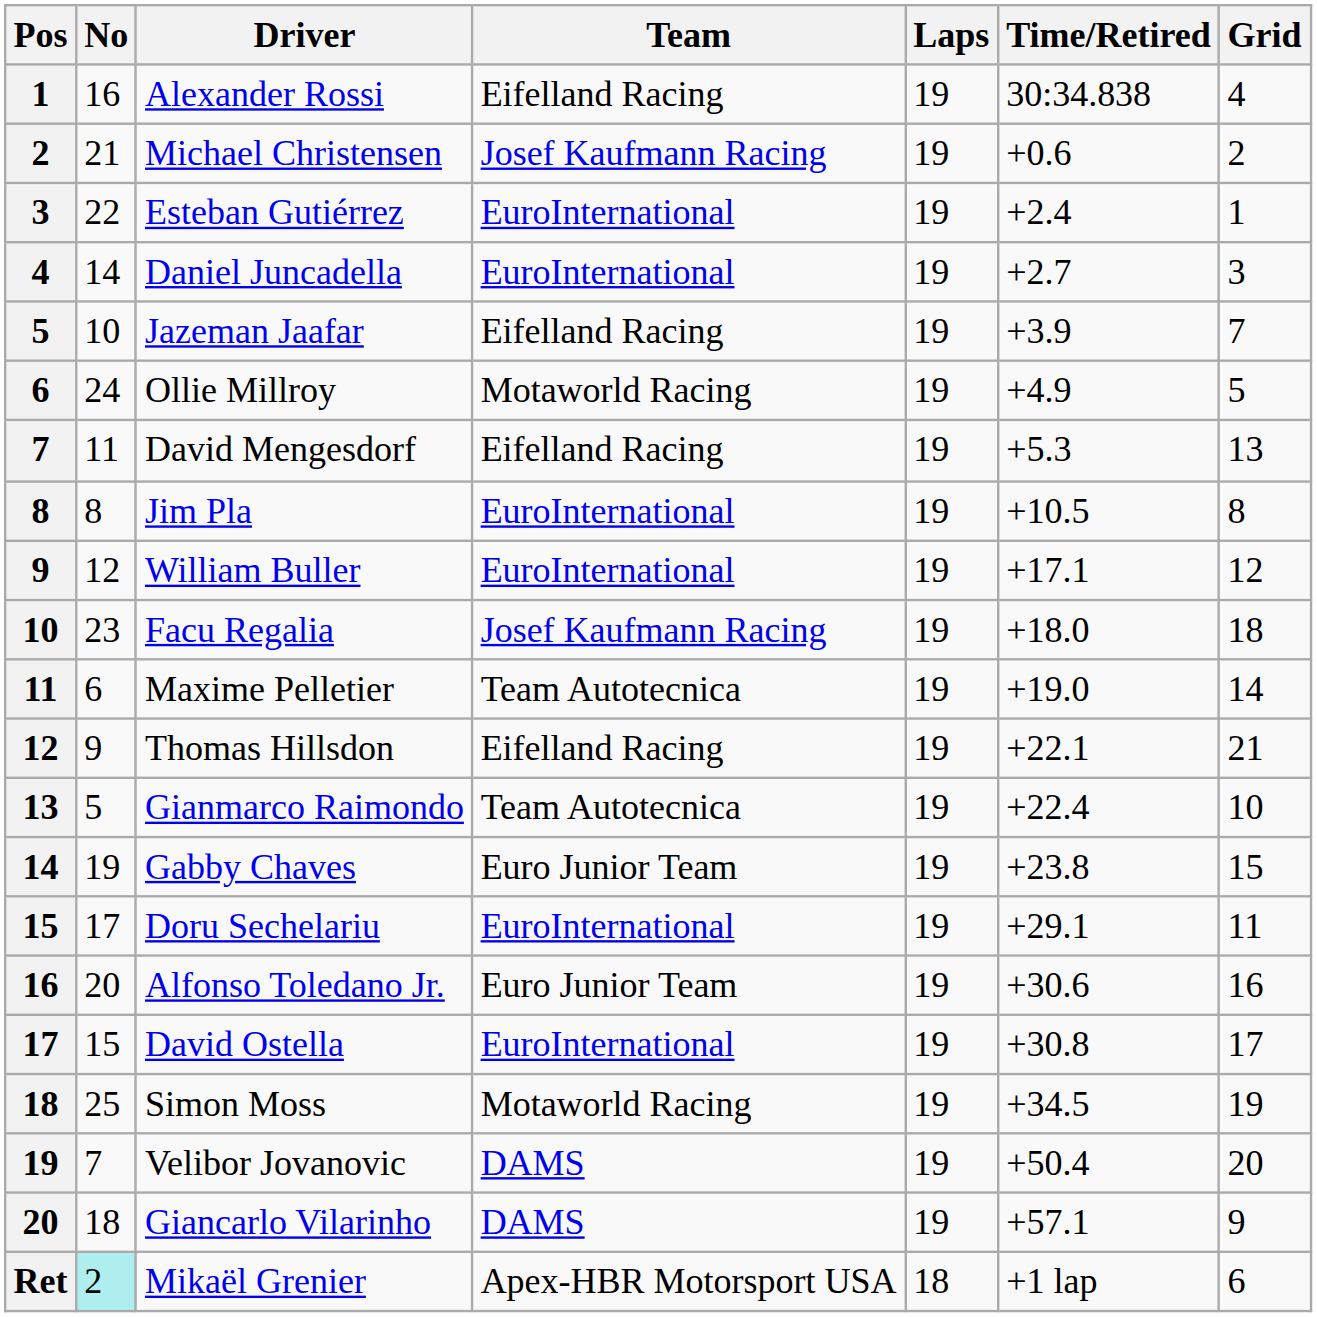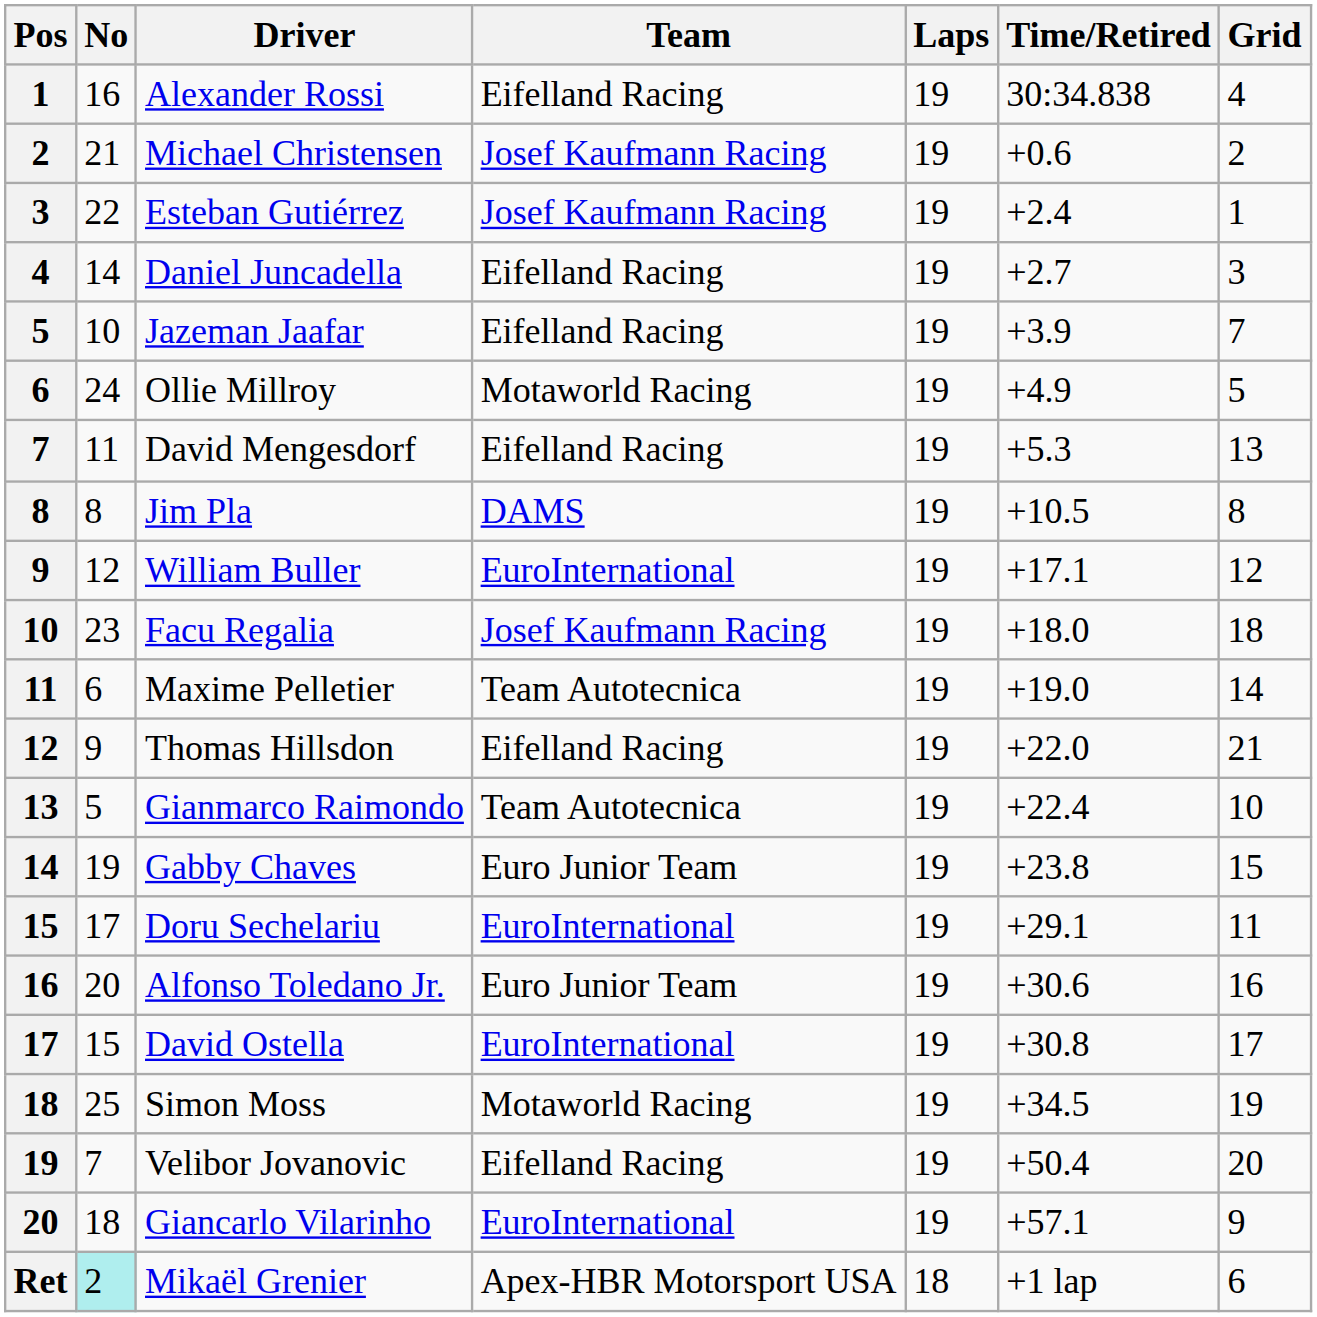(608, 212) EuroInternational -> (654, 212) Josef Kaufmann Racing
(608, 271) EuroInternational -> (602, 271) Eifelland Racing
(608, 509) EuroInternational -> (533, 509) DAMS
(1048, 747) +22.1 -> (1048, 747) +22.0
(533, 1162) DAMS -> (602, 1162) Eifelland Racing
(533, 1222) DAMS -> (608, 1222) EuroInternational
